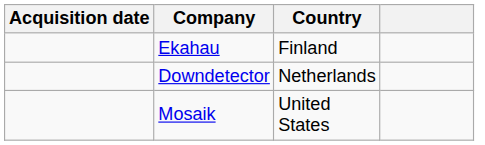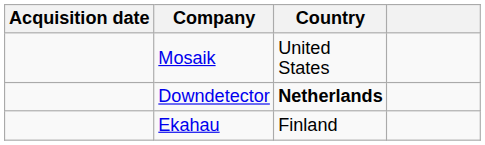rows swapped: (187, 115) <-> (189, 47)
(327, 76) normal -> (330, 96) bold
